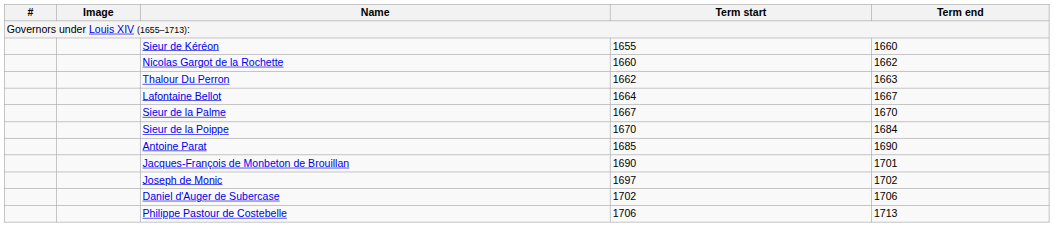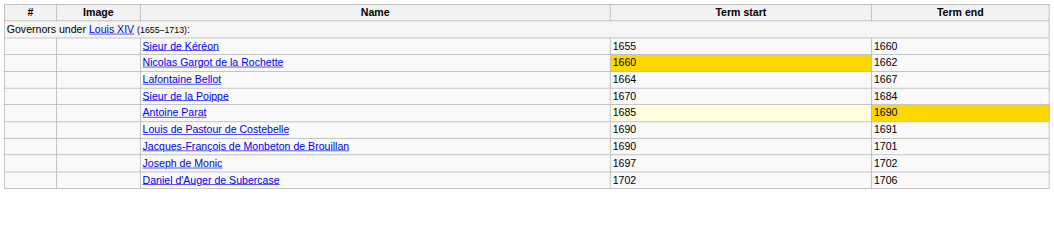(624, 63) no background -> (624, 63) gold background
- row: (186, 79)
- row: (184, 113)
(624, 146) no background -> (624, 113) lightyellow background
(886, 146) no background -> (886, 113) gold background
+ row: (216, 130)
- row: (215, 213)
